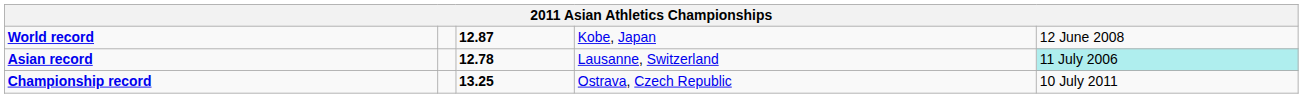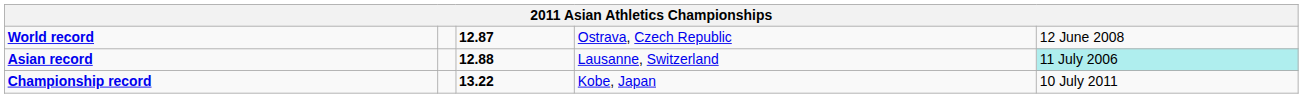(617, 37) Kobe, Japan -> (655, 37) Ostrava, Czech Republic
(476, 59) 12.78 -> (476, 59) 12.88
(476, 81) 13.25 -> (476, 81) 13.22
(655, 81) Ostrava, Czech Republic -> (617, 81) Kobe, Japan
